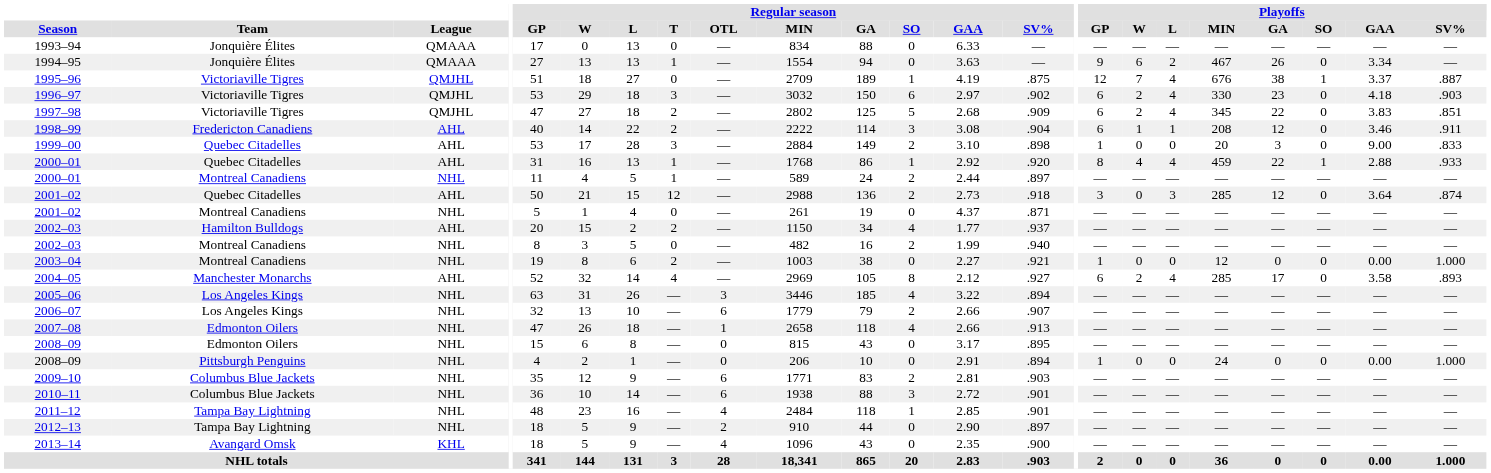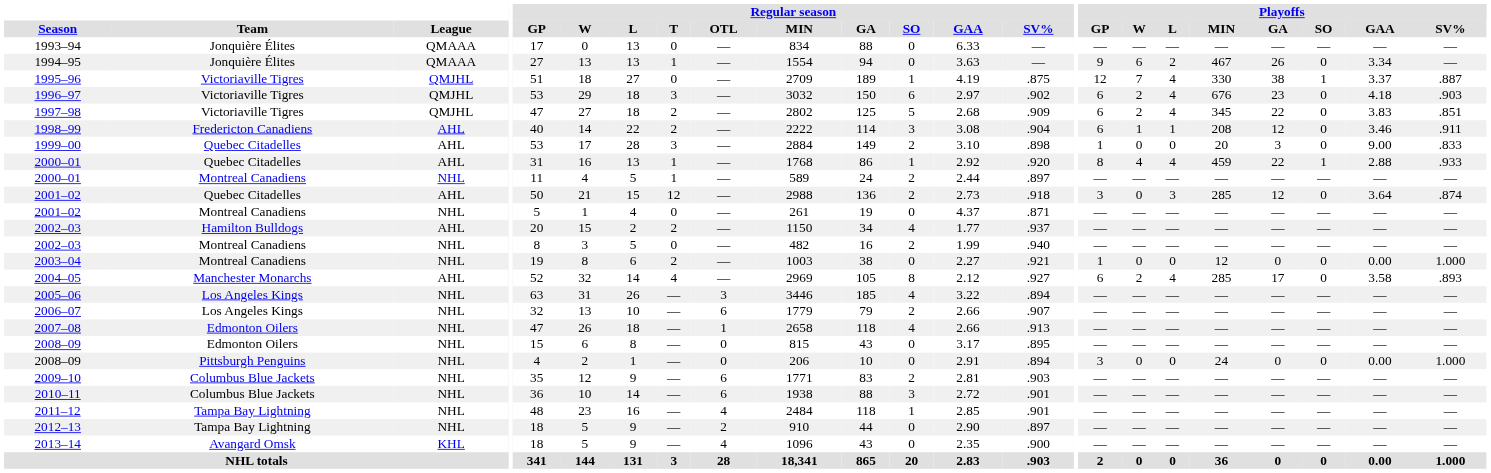(1221, 78) 676 -> (1221, 78) 330
(1221, 95) 330 -> (1221, 95) 676
(1100, 360) 1 -> (1100, 360) 3
